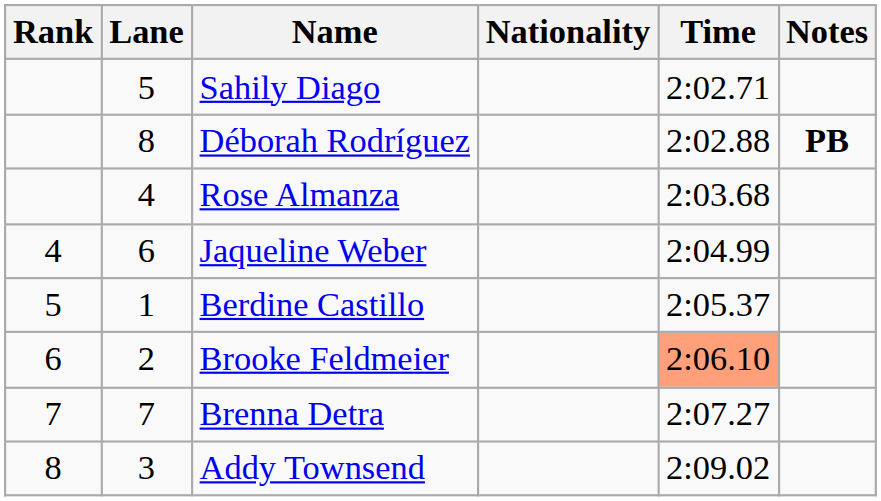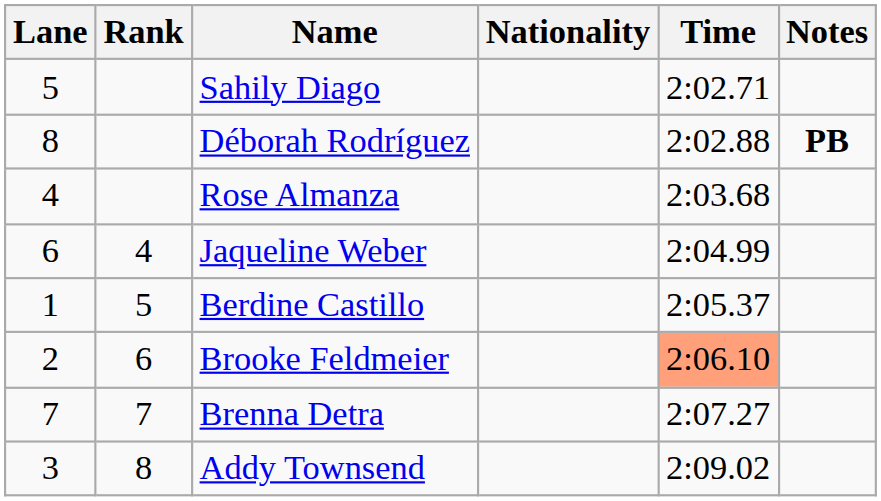columns swapped: (53, 31) <-> (146, 31)
